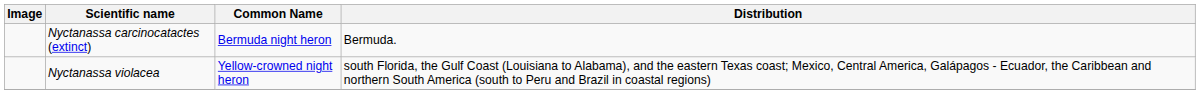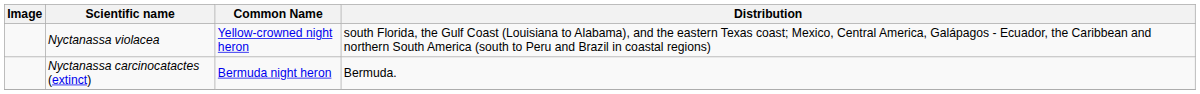rows swapped: (124, 40) <-> (104, 73)
